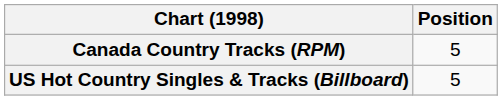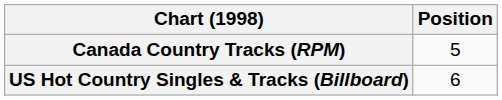(455, 79) 5 -> (455, 79) 6
